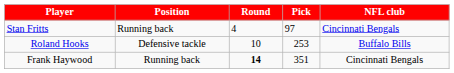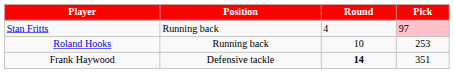- column: (385, 12)
(290, 28) no background -> (404, 28) pink background
(172, 44) Defensive tackle -> (241, 44) Running back
(172, 60) Running back -> (241, 60) Defensive tackle
